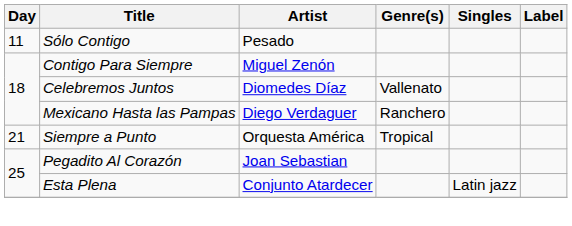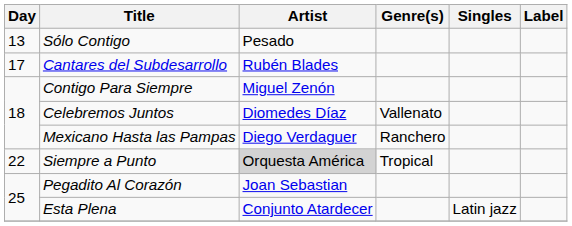(16, 40) 11 -> (16, 40) 13
+ row: (135, 64)
(16, 137) 21 -> (16, 161) 22
(303, 137) no background -> (303, 161) lightgrey background
